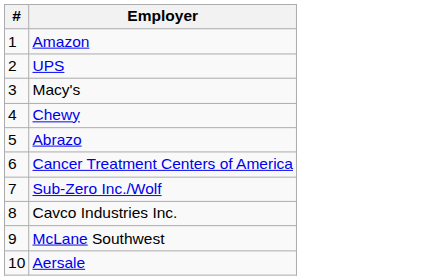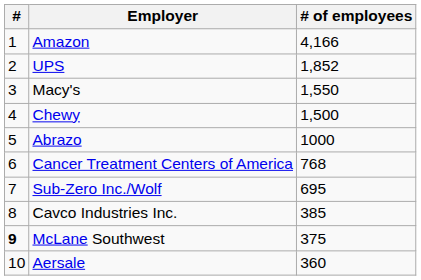+ column: (356, 16)
(12, 238) normal -> (12, 238) bold
